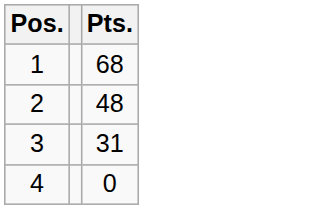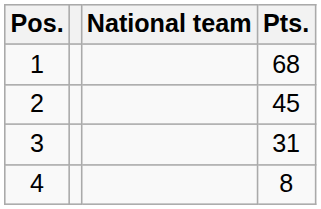+ column: (169, 24)
(110, 104) 48 -> (286, 104) 45
(110, 183) 0 -> (286, 183) 8
